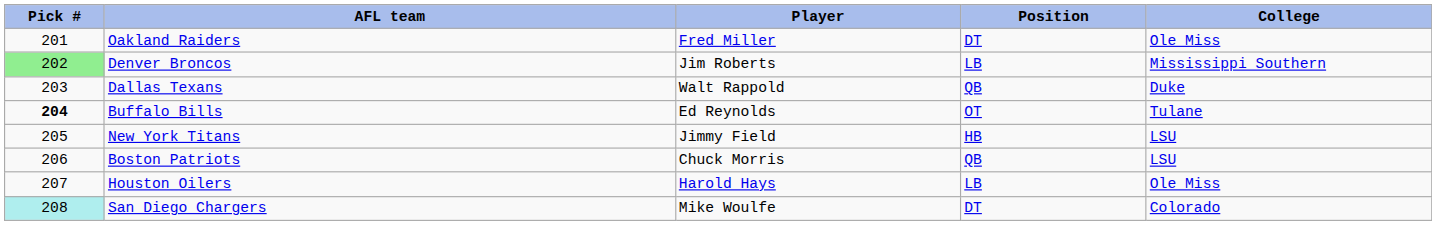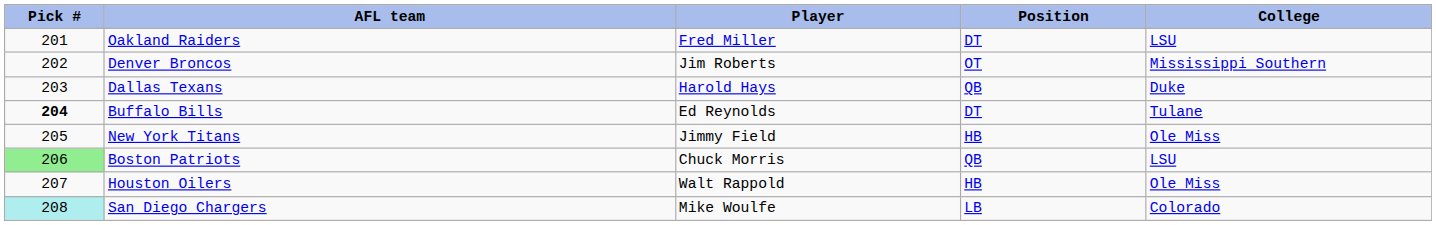(1185, 40) Ole Miss -> (1163, 40) LSU
(55, 64) lightgreen background -> (55, 64) no background
(973, 64) LB -> (973, 64) OT
(732, 88) Walt Rappold -> (727, 88) Harold Hays
(973, 112) OT -> (973, 112) DT
(1163, 136) LSU -> (1185, 136) Ole Miss
(55, 160) no background -> (55, 160) lightgreen background
(727, 184) Harold Hays -> (732, 184) Walt Rappold
(973, 184) LB -> (973, 184) HB
(973, 208) DT -> (973, 208) LB
